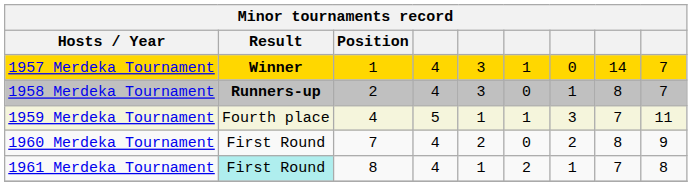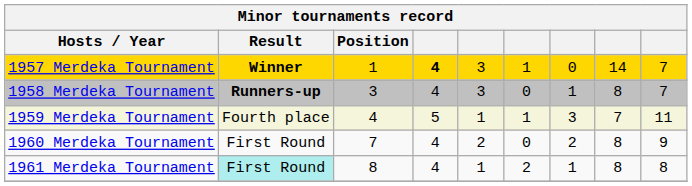(435, 67) normal -> (435, 67) bold
(373, 92) 2 -> (373, 92) 3
(618, 168) 7 -> (618, 168) 8
